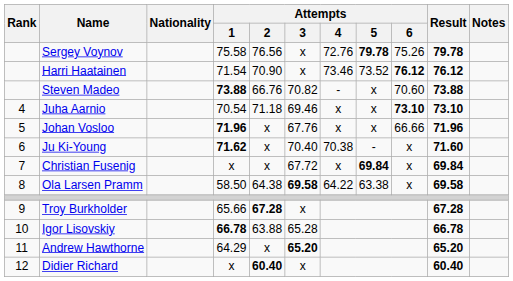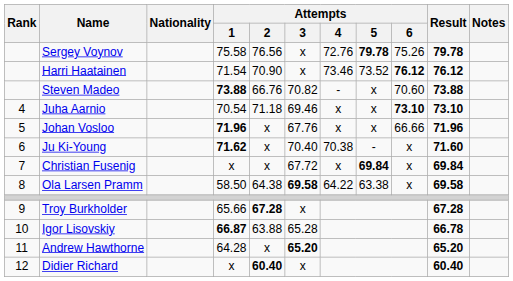(232, 228) 66.78 -> (232, 228) 66.87
(232, 247) 64.29 -> (232, 247) 64.28
